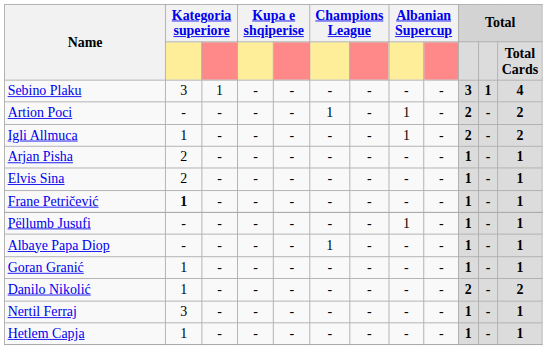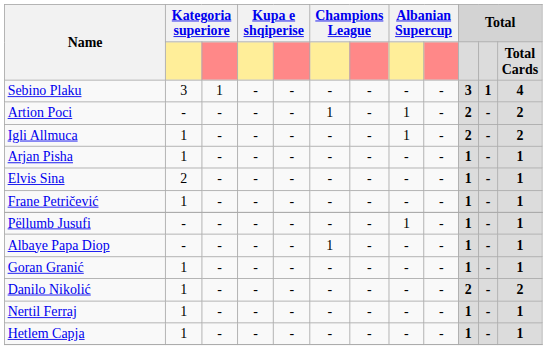(184, 157) 2 -> (184, 157) 1
(184, 201) bold -> (184, 201) normal
(184, 311) 3 -> (184, 311) 1
